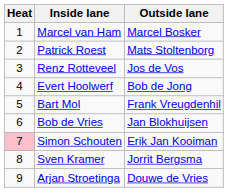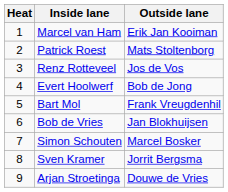(164, 31) Marcel Bosker -> (172, 31) Erik Jan Kooiman
(20, 141) pink background -> (20, 141) no background
(172, 141) Erik Jan Kooiman -> (164, 141) Marcel Bosker
